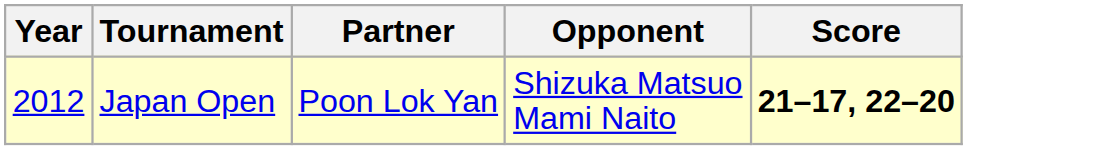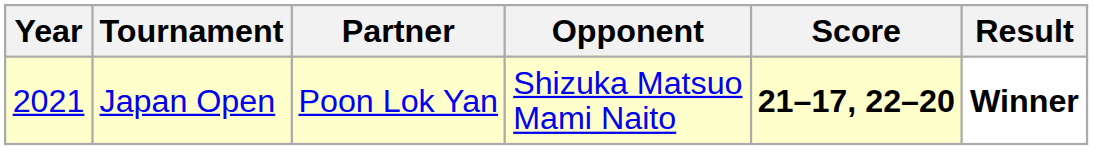+ column: (1024, 31)
(49, 100) 2012 -> (49, 100) 2021
